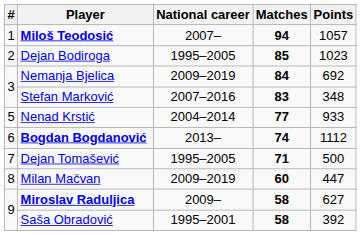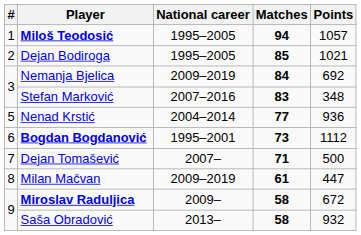(203, 35) 2007– -> (203, 35) 1995–2005
(333, 55) 1023 -> (333, 55) 1021
(333, 117) 933 -> (333, 117) 936
(203, 138) 2013– -> (203, 138) 1995–2001
(282, 138) 74 -> (282, 138) 73
(203, 158) 1995–2005 -> (203, 158) 2007–
(282, 179) 60 -> (282, 179) 61
(333, 199) 627 -> (333, 199) 672
(203, 220) 1995–2001 -> (203, 220) 2013–
(333, 220) 392 -> (333, 220) 932
